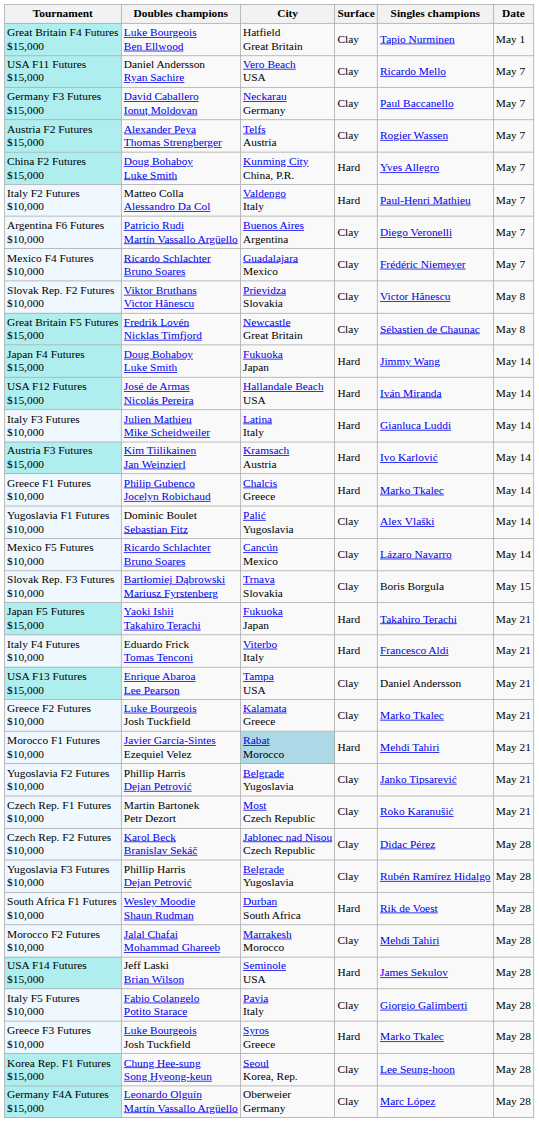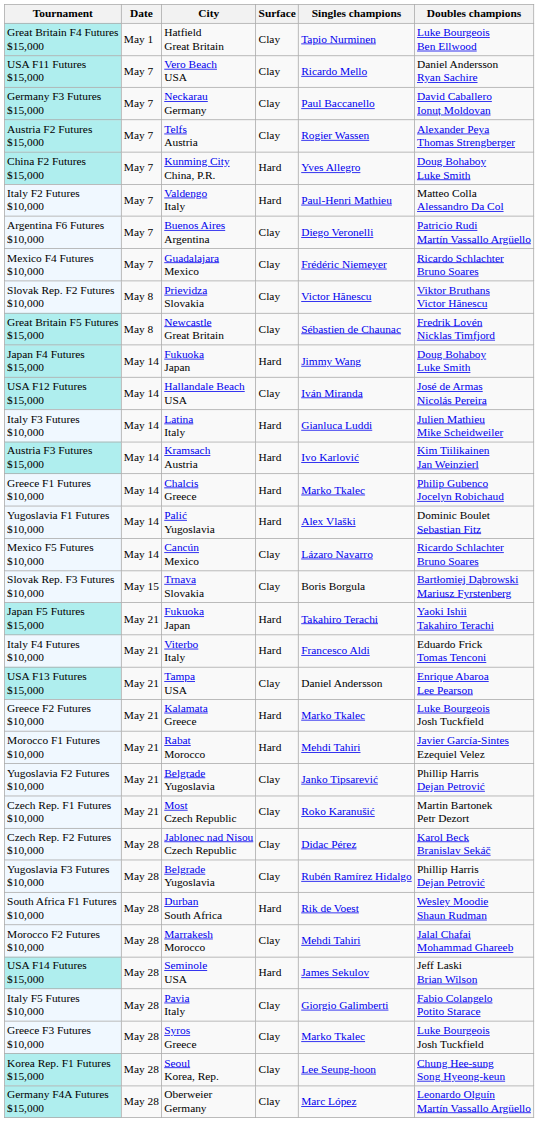columns swapped: (513, 14) <-> (181, 14)
(349, 393) Hard -> (269, 393) Clay
(348, 522) Clay -> (270, 522) Hard
(348, 715) Clay -> (270, 715) Hard
(264, 747) lightblue background -> (185, 747) no background
(349, 1037) Hard -> (269, 1037) Clay
